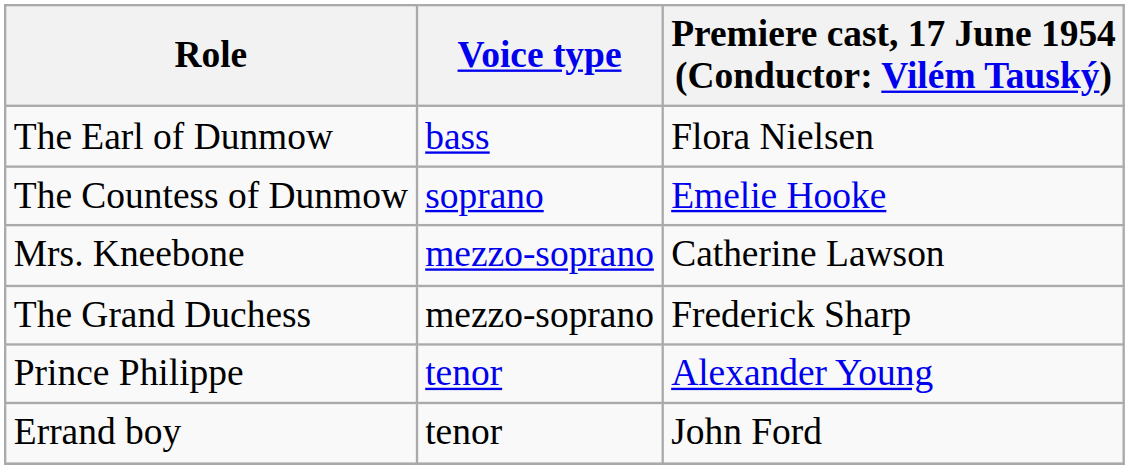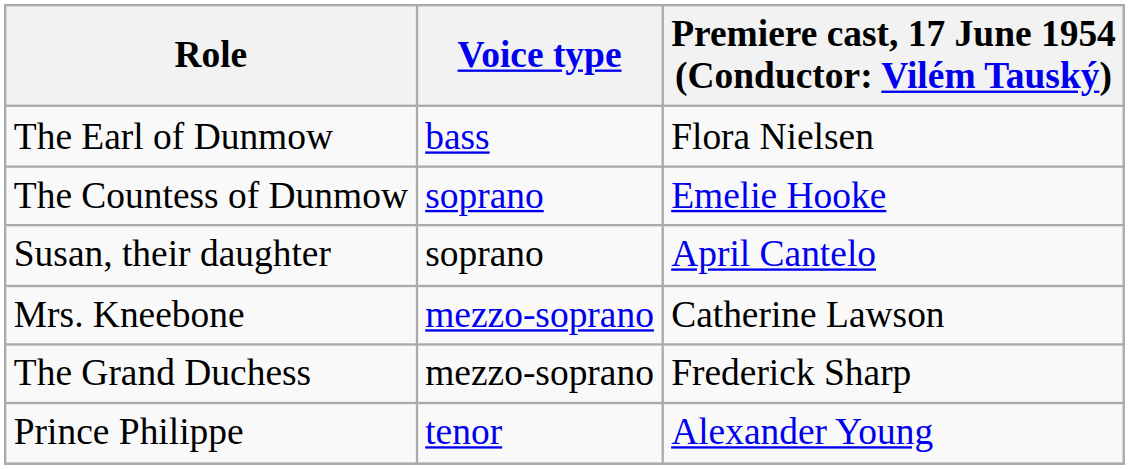+ row: (172, 254)
- row: (97, 432)
